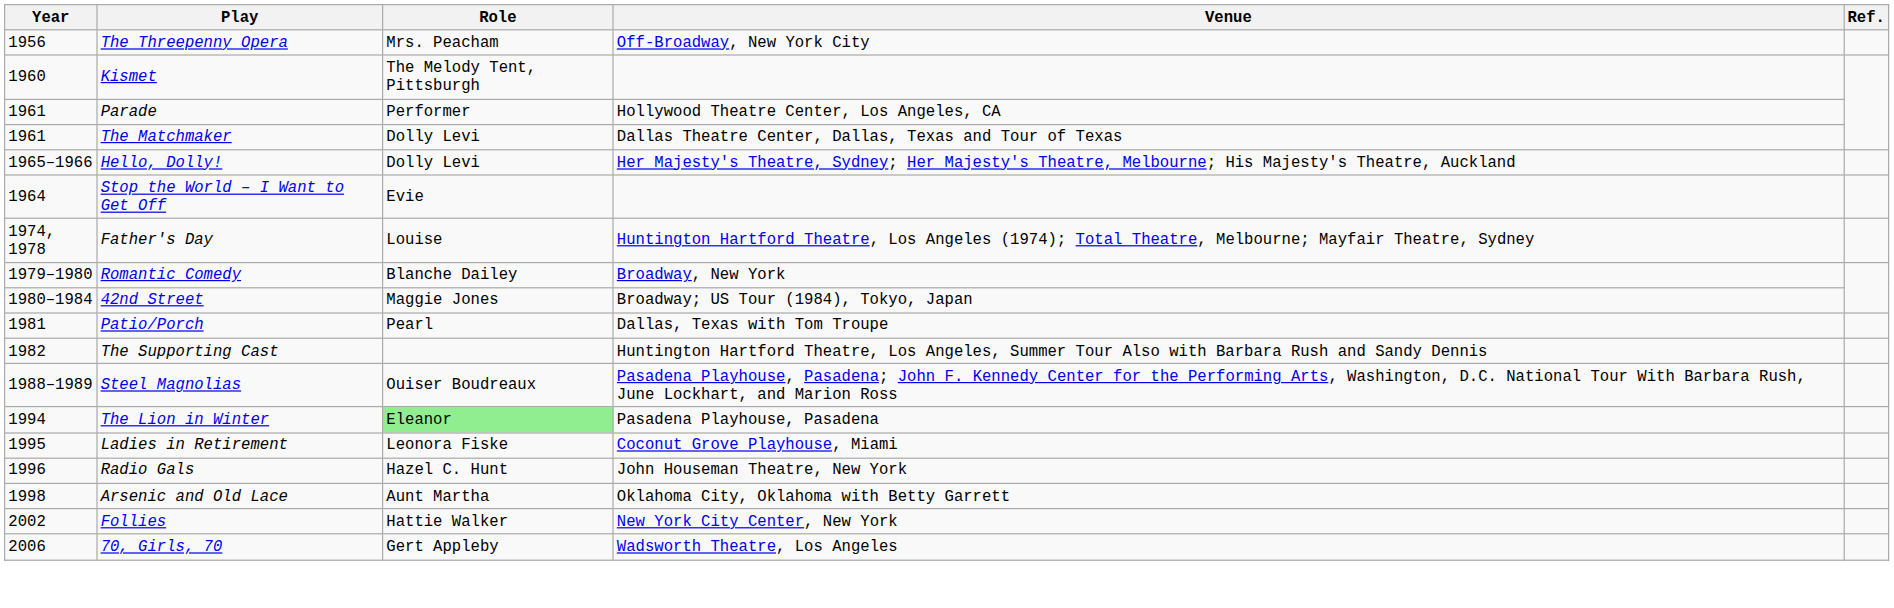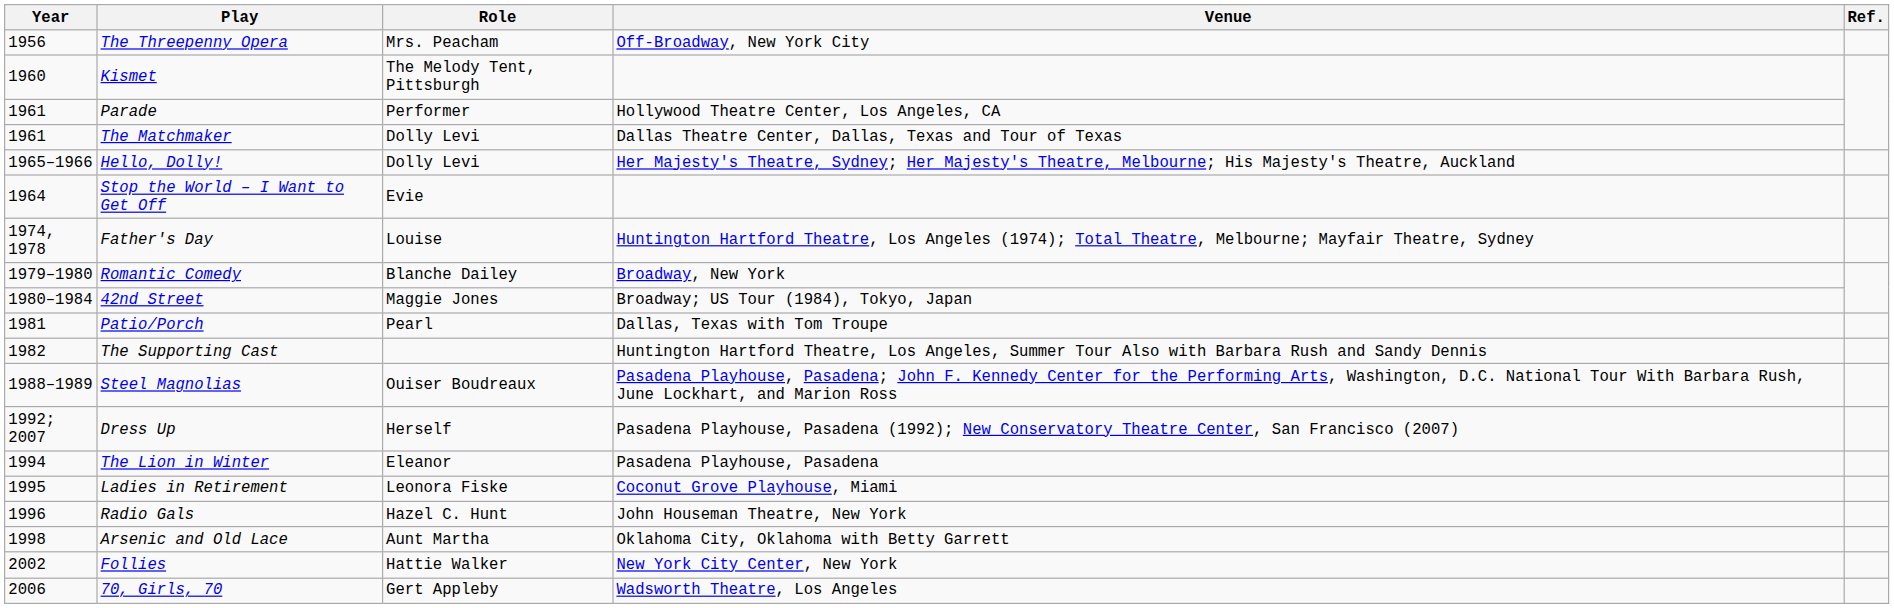+ row: (138, 429)
(419, 420) lightgreen background -> (419, 463) no background
